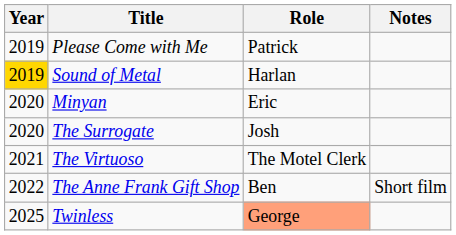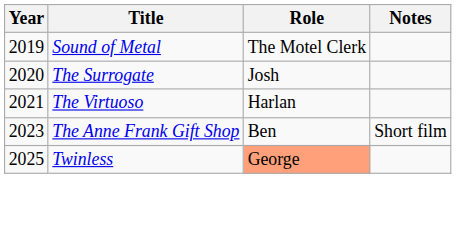- row: (130, 46)
(26, 74) gold background -> (26, 46) no background
(272, 74) Harlan -> (307, 46) The Motel Clerk
- row: (79, 103)
(307, 159) The Motel Clerk -> (272, 103) Harlan
(26, 187) 2022 -> (26, 131) 2023
